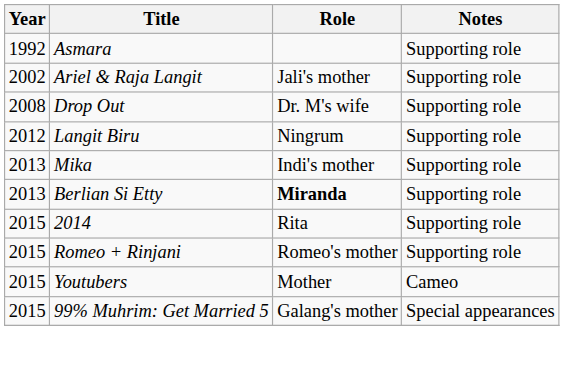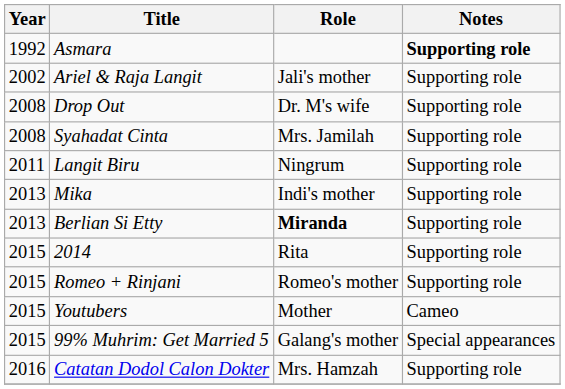(464, 48) normal -> (469, 48) bold
+ row: (111, 135)
(27, 135) 2012 -> (27, 164) 2011
+ row: (162, 369)
